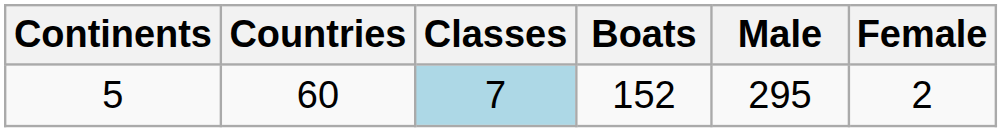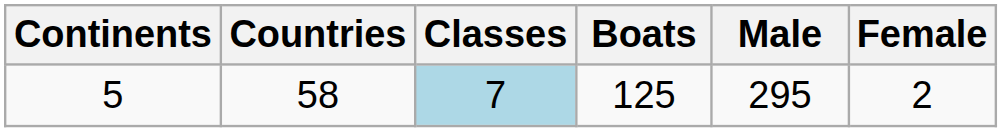(318, 94) 60 -> (318, 94) 58
(644, 94) 152 -> (644, 94) 125
